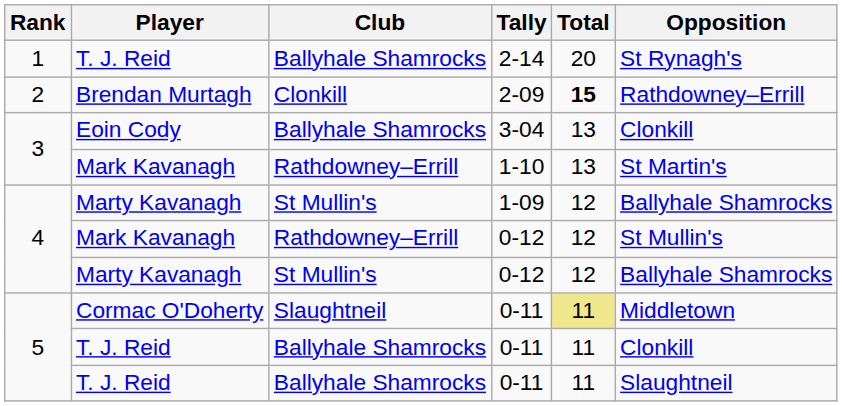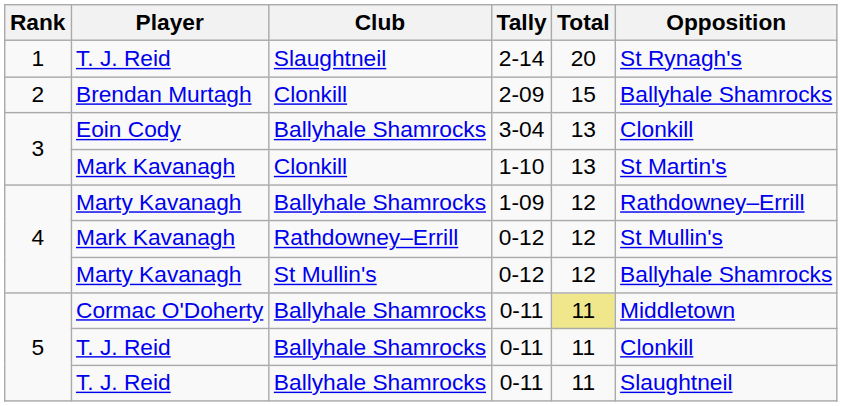(380, 58) Ballyhale Shamrocks -> (330, 58) Slaughtneil
(583, 94) bold -> (583, 94) normal
(712, 94) Rathdowney–Errill -> (726, 94) Ballyhale Shamrocks
(366, 166) Rathdowney–Errill -> (310, 166) Clonkill
(325, 202) St Mullin's -> (380, 202) Ballyhale Shamrocks
(726, 202) Ballyhale Shamrocks -> (712, 202) Rathdowney–Errill
(330, 310) Slaughtneil -> (380, 310) Ballyhale Shamrocks
